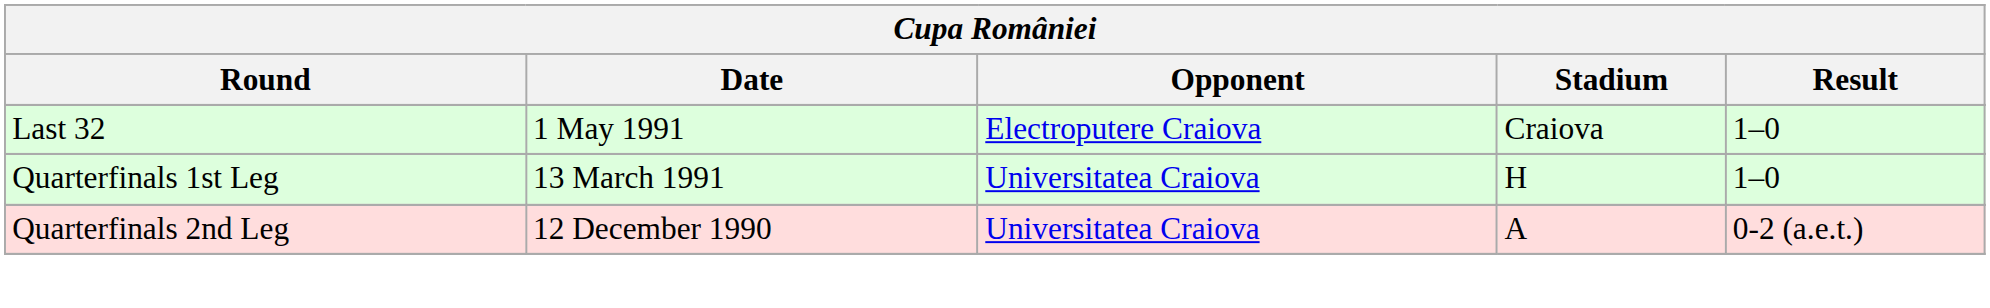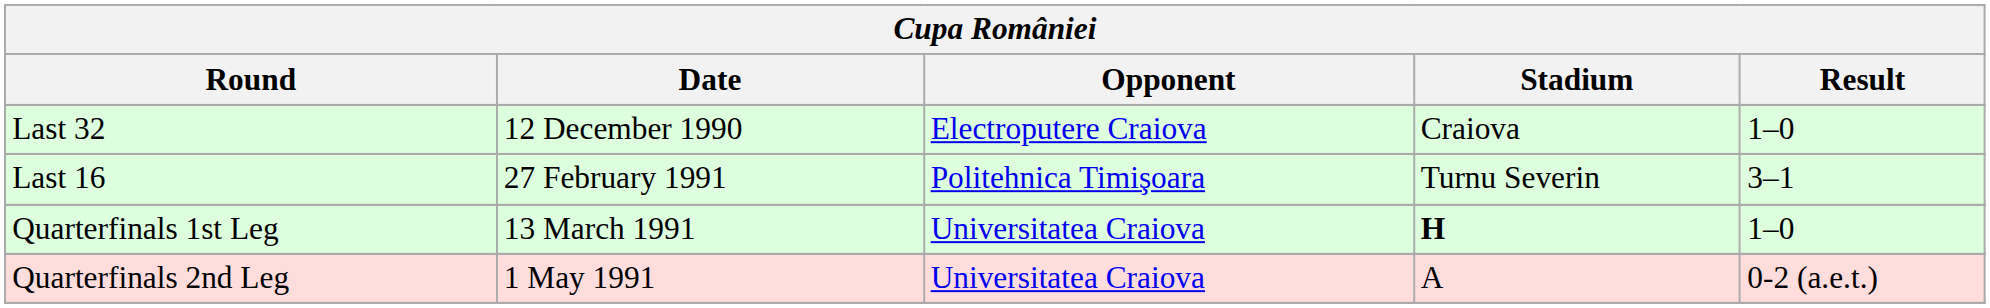(609, 128) 1 May 1991 -> (623, 128) 12 December 1990
+ row: (59, 178)
(1516, 178) normal -> (1433, 228) bold
(652, 228) 12 December 1990 -> (580, 278) 1 May 1991
